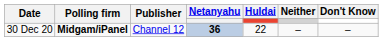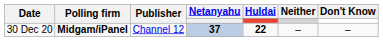(215, 30) 36 -> (215, 30) 37
(261, 30) normal -> (261, 30) bold
